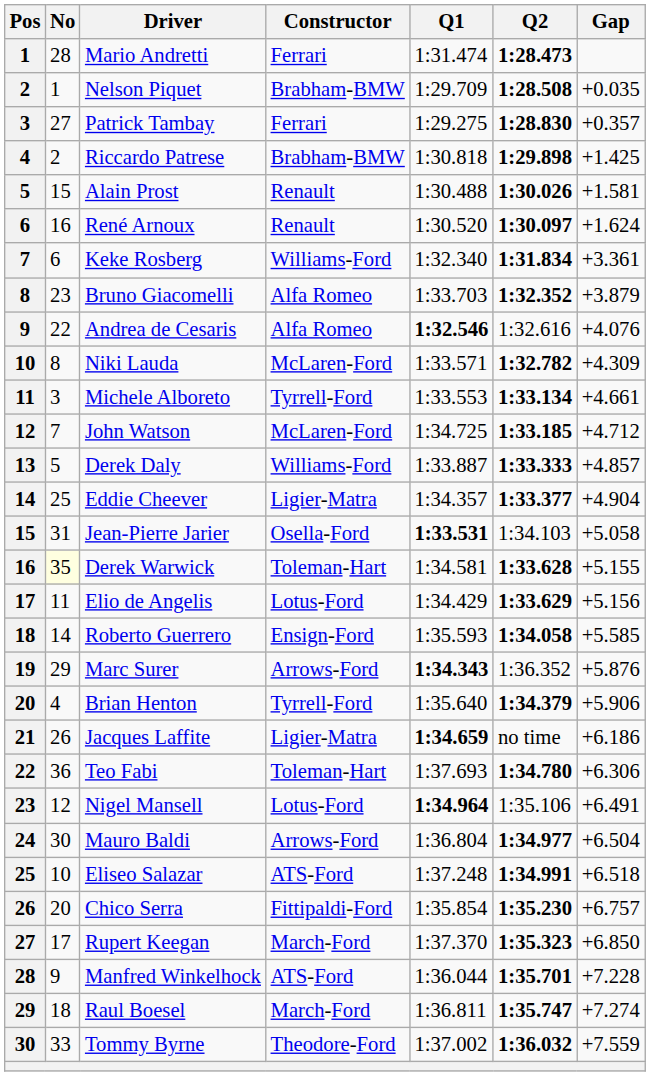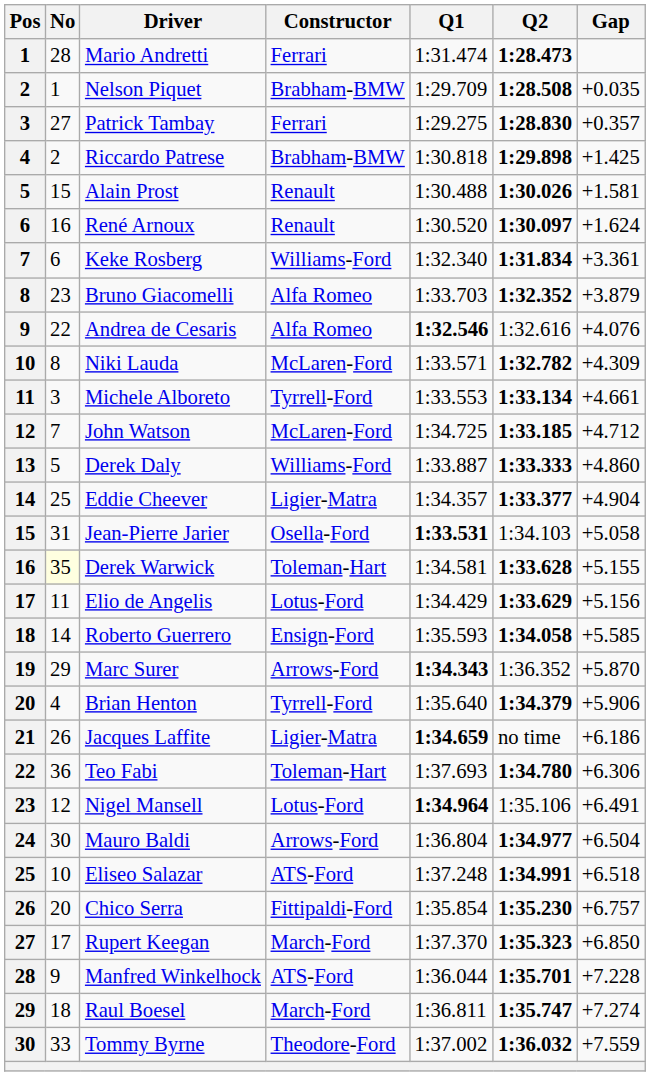(611, 464) +4.857 -> (611, 464) +4.860
(611, 669) +5.876 -> (611, 669) +5.870
